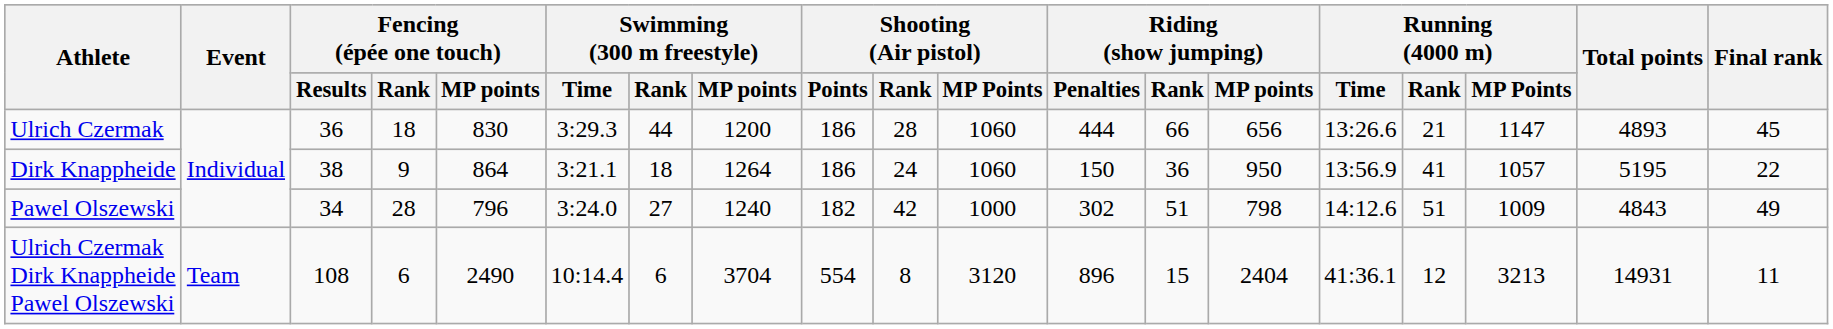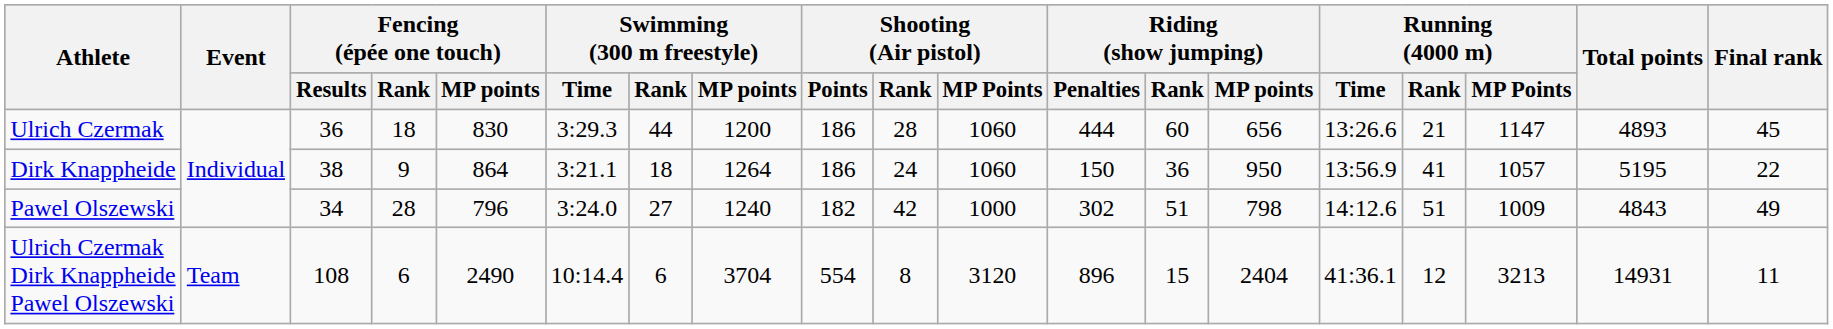(1177, 129) 66 -> (1177, 129) 60
